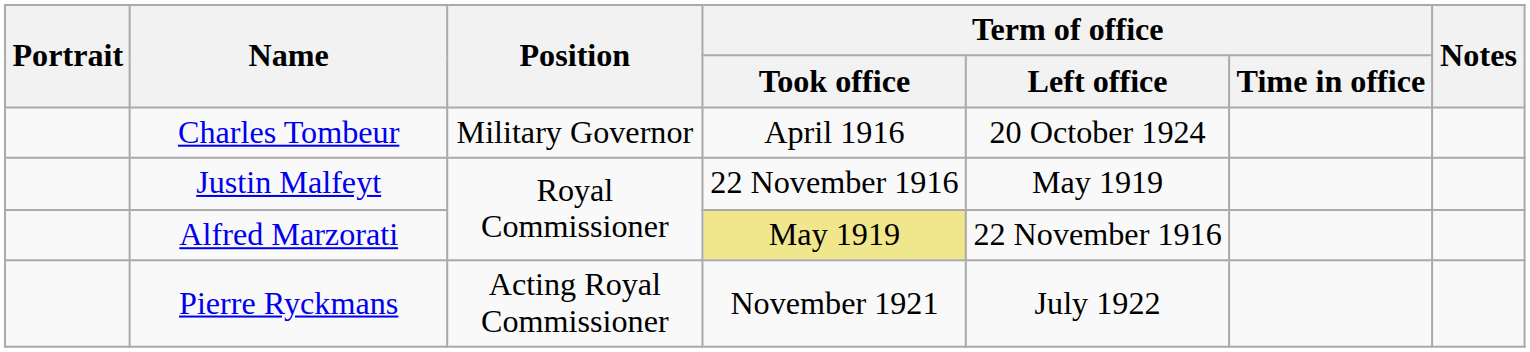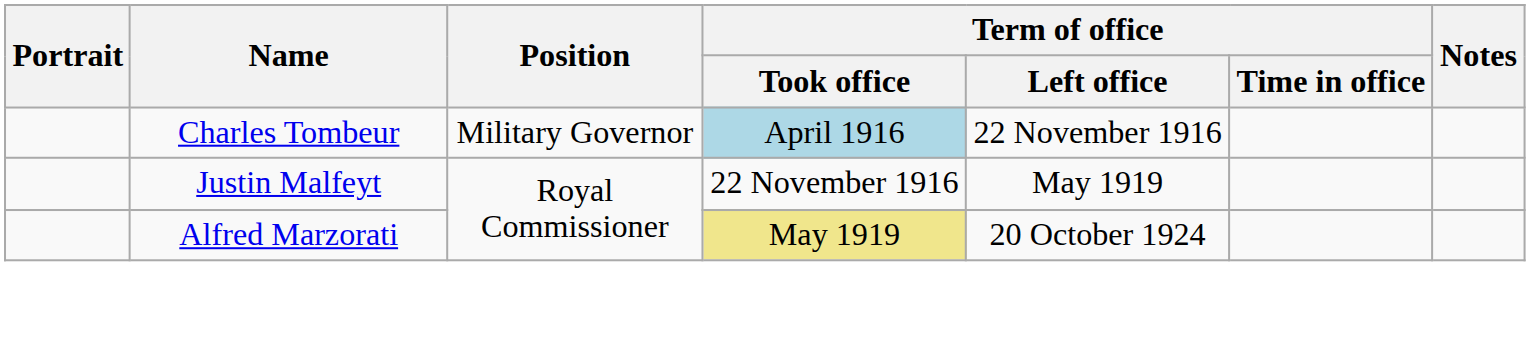(834, 132) no background -> (834, 132) lightblue background
(1098, 132) 20 October 1924 -> (1098, 132) 22 November 1916
(1098, 234) 22 November 1916 -> (1098, 234) 20 October 1924
- row: (289, 303)
